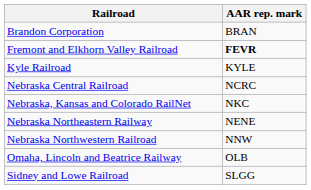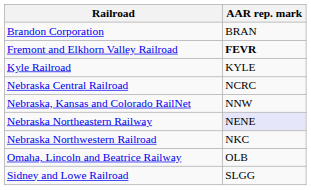(237, 103) NKC -> (239, 103) NNW
(240, 121) no background -> (240, 121) lavender background
(239, 139) NNW -> (237, 139) NKC
